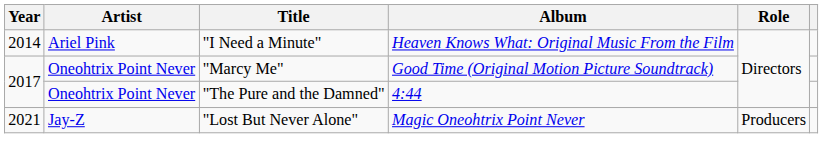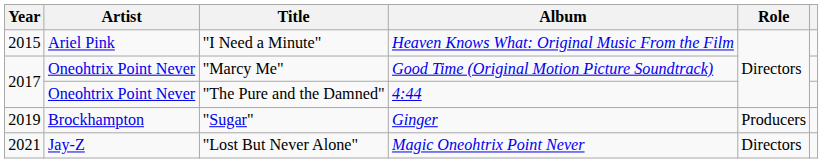(24, 42) 2014 -> (24, 42) 2015
+ row: (228, 119)
(774, 119) Producers -> (771, 145) Directors
